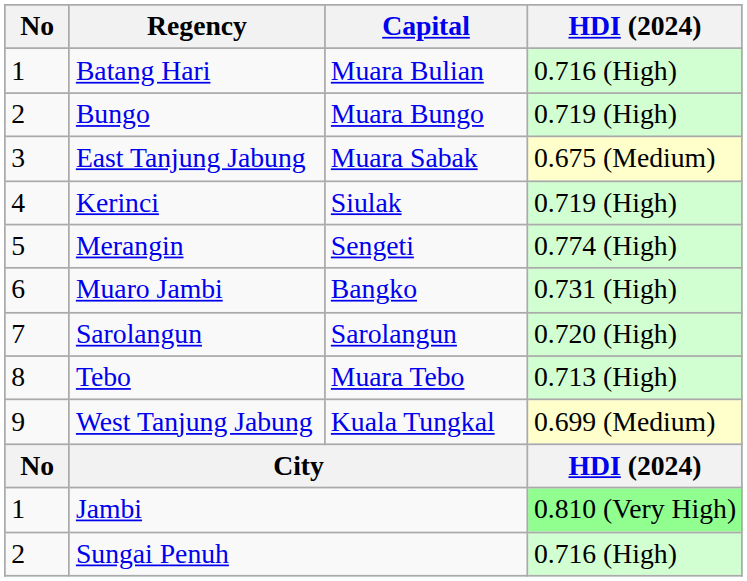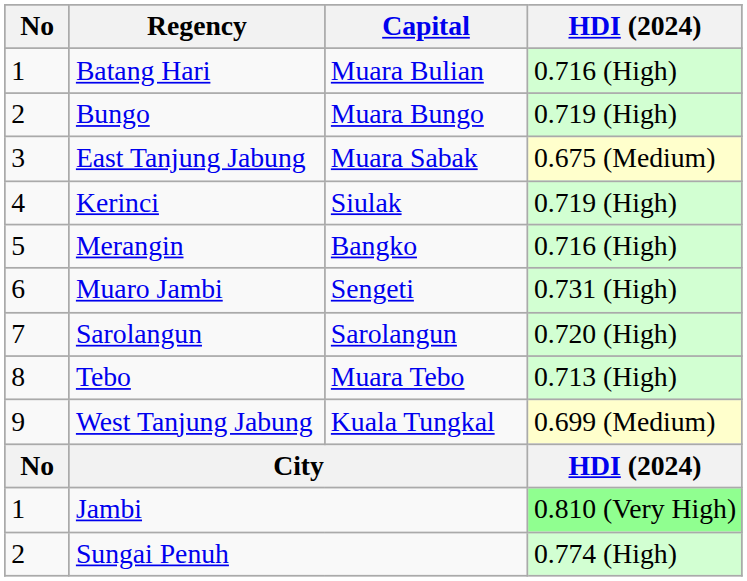(372, 245) Sengeti -> (374, 245) Bangko
(605, 245) 0.774 (High) -> (605, 245) 0.716 (High)
(374, 289) Bangko -> (372, 289) Sengeti
(605, 553) 0.716 (High) -> (605, 553) 0.774 (High)
